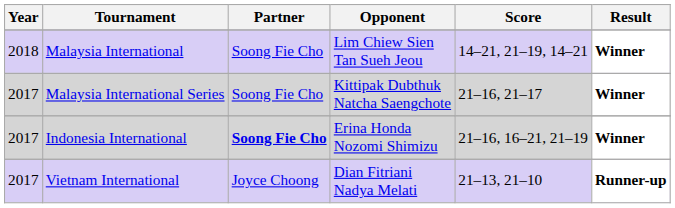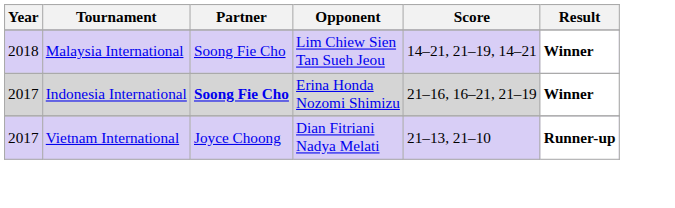- row: (135, 94)
